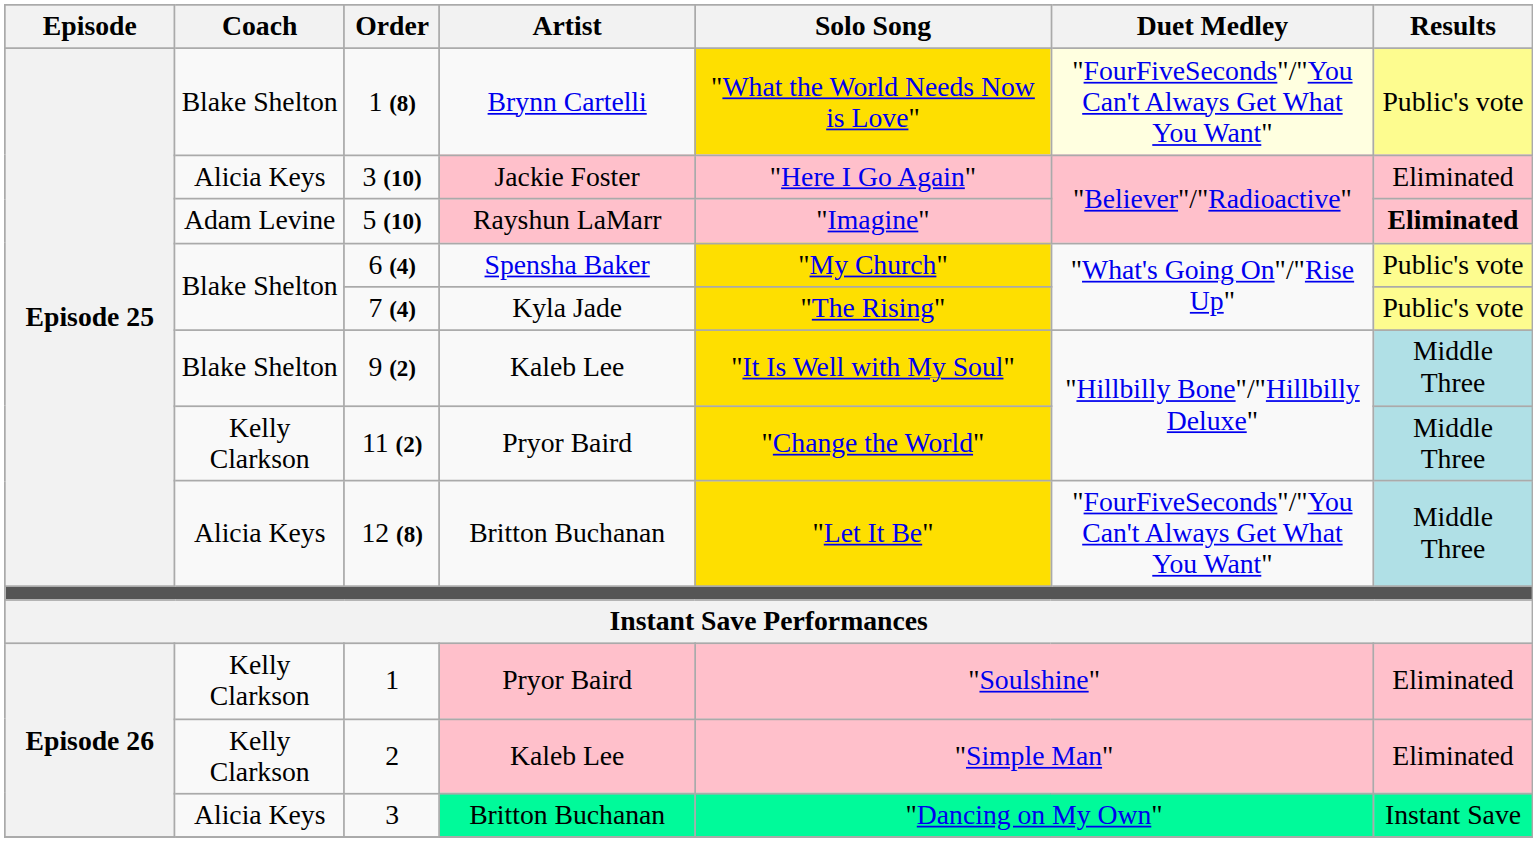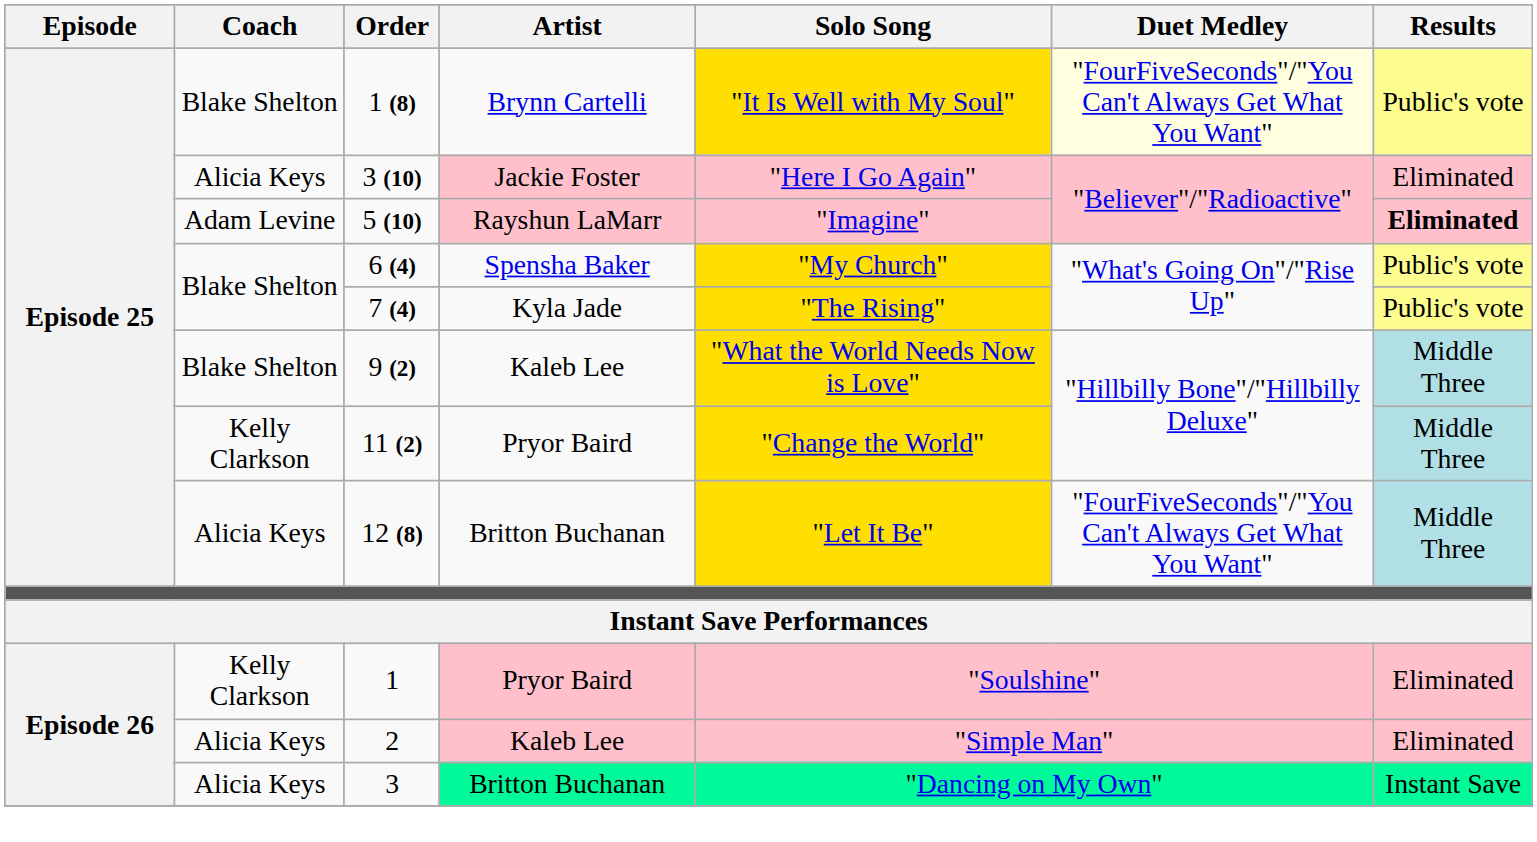(873, 101) "What the World Needs Now is Love" -> (873, 101) "It Is Well with My Soul"
(873, 367) "It Is Well with My Soul" -> (873, 367) "What the World Needs Now is Love"
(260, 755) Kelly Clarkson -> (260, 740) Alicia Keys
